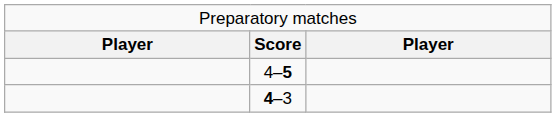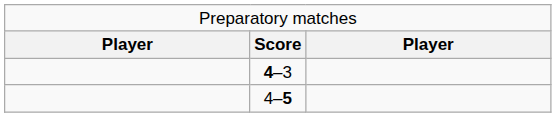rows swapped: (278, 98) <-> (278, 71)
